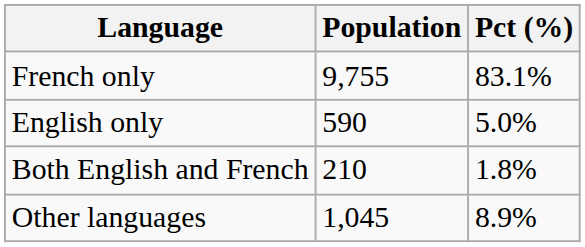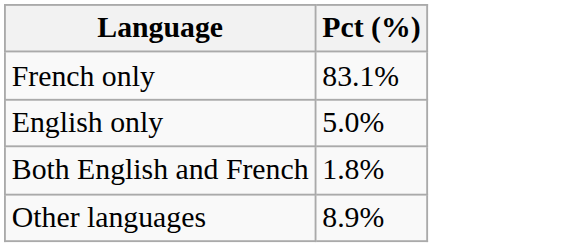- column: (392, 28)
